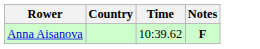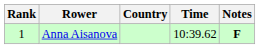+ column: (22, 14)
